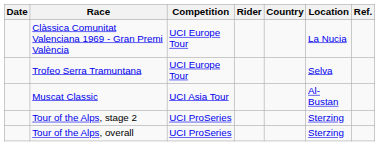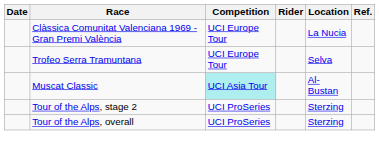- column: (285, 12)
(199, 97) no background -> (238, 86) paleturquoise background
